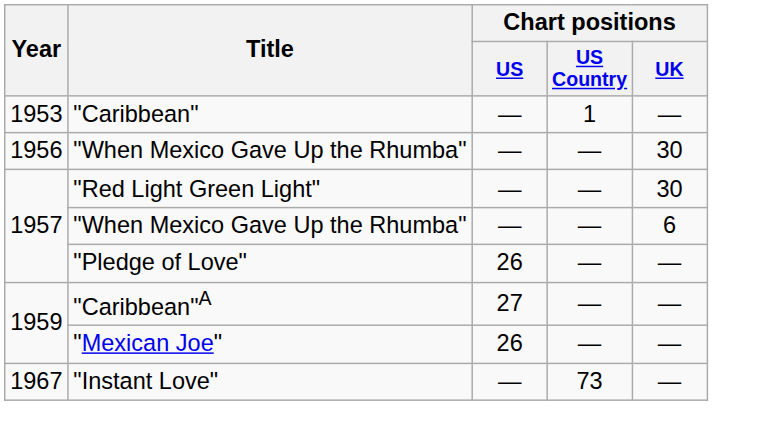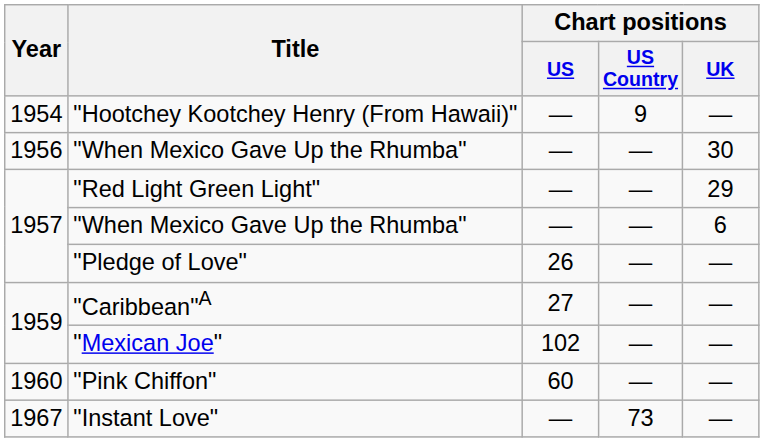- row: (36, 113)
+ row: (36, 113)
(669, 188) 30 -> (720, 188) 29
(510, 344) 26 -> (561, 344) 102
+ row: (36, 381)
